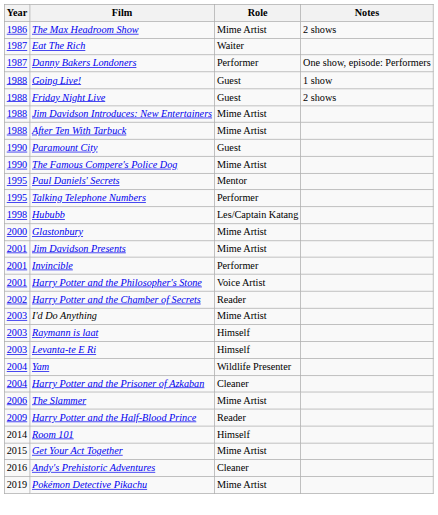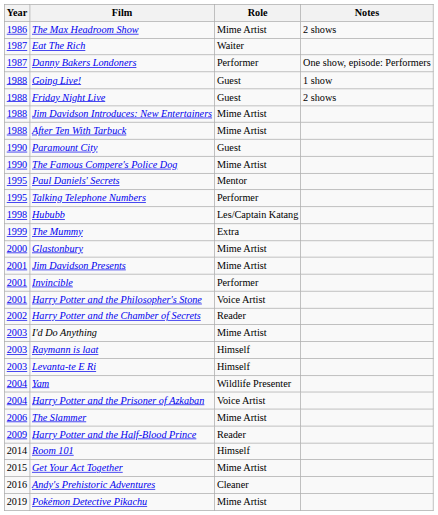+ row: (57, 232)
(233, 384) Cleaner -> (241, 401) Voice Artist
